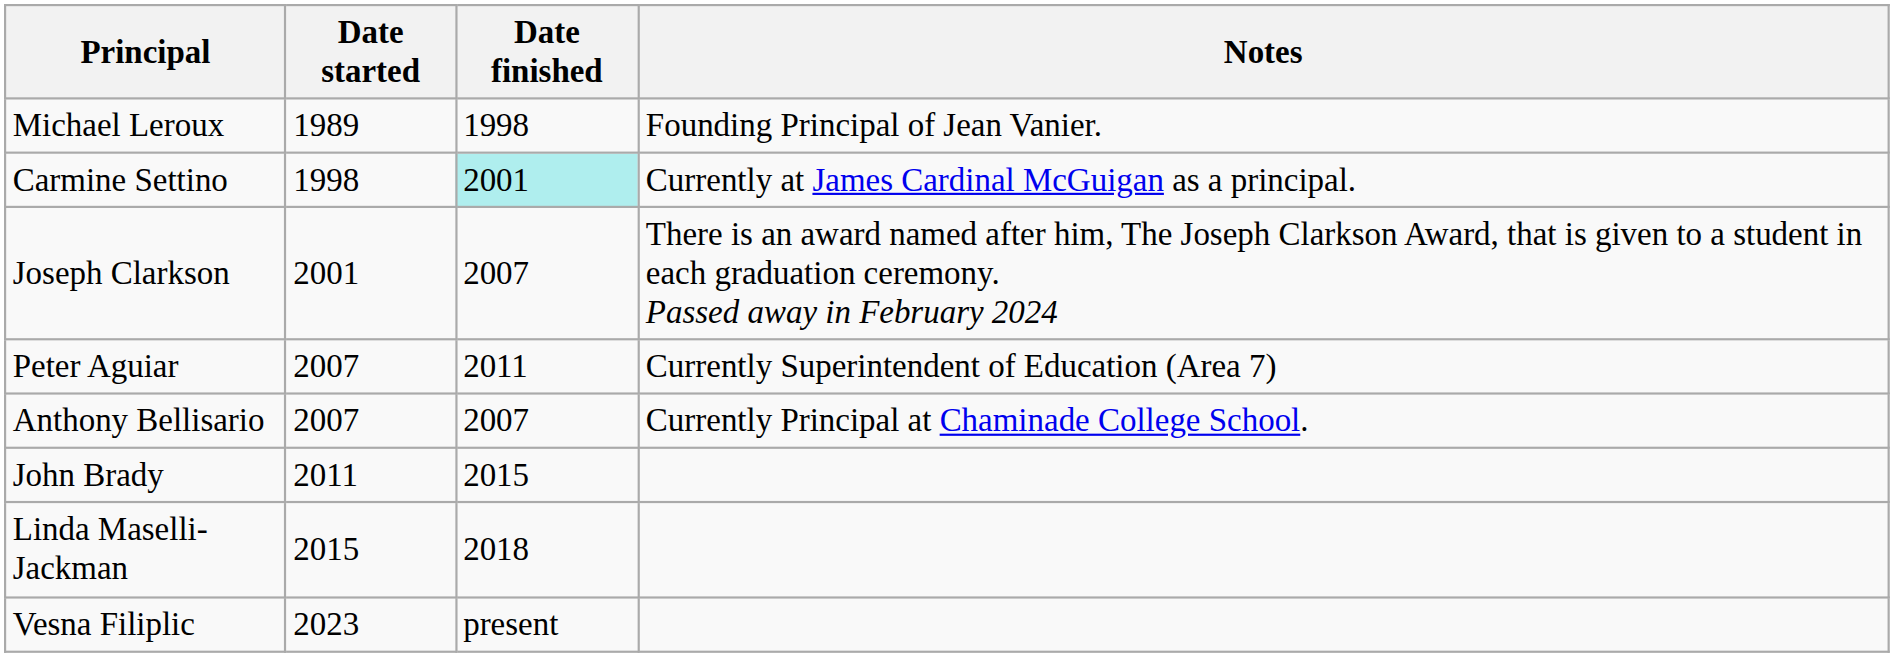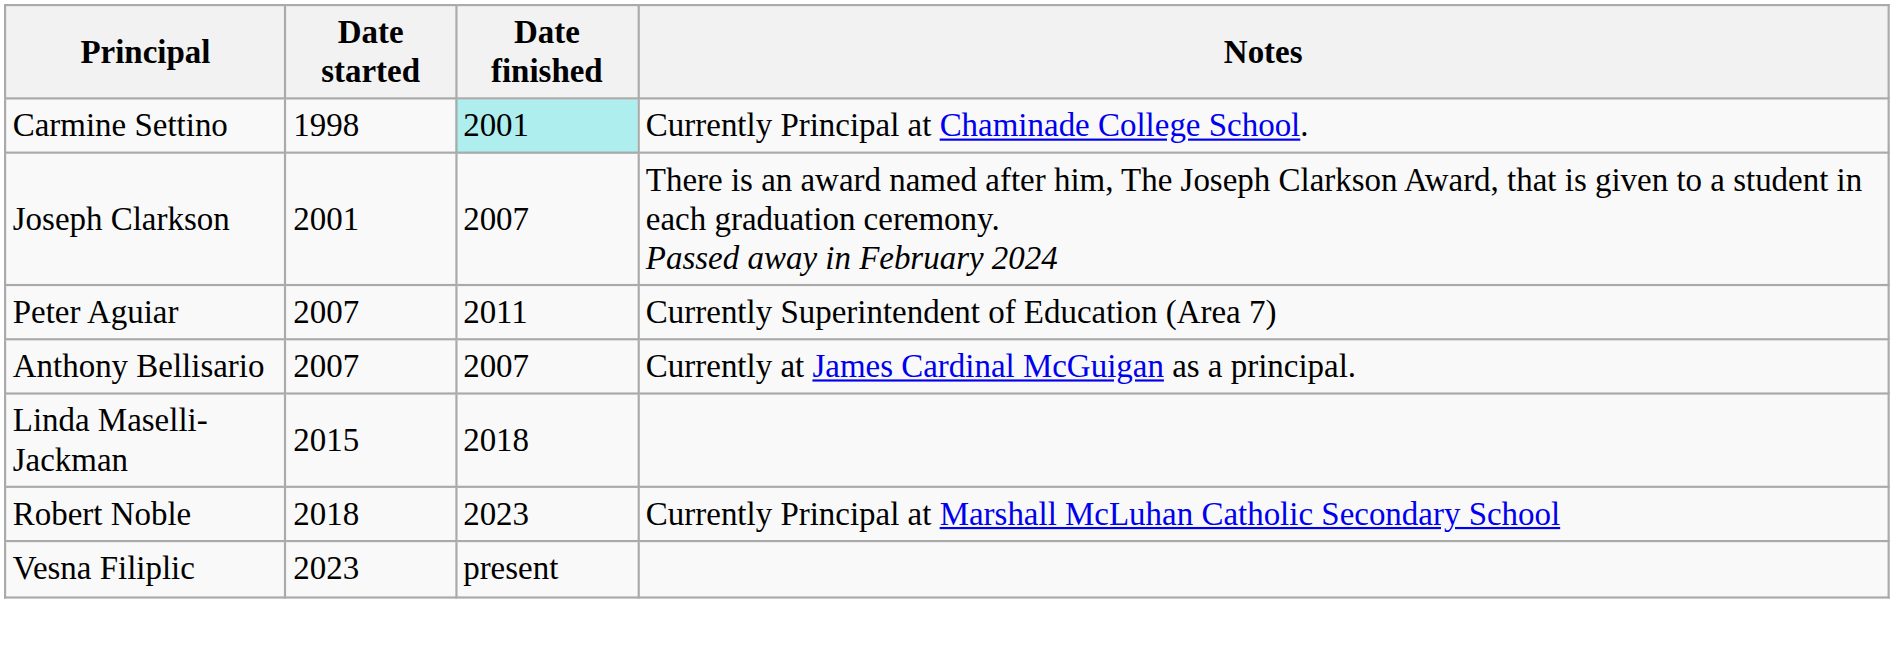- row: (118, 125)
(1001, 179) Currently at James Cardinal McGuigan as a principal. -> (977, 125) Currently Principal at Chaminade College School.
(977, 420) Currently Principal at Chaminade College School. -> (1001, 366) Currently at James Cardinal McGuigan as a principal.
- row: (88, 475)
+ row: (102, 514)
